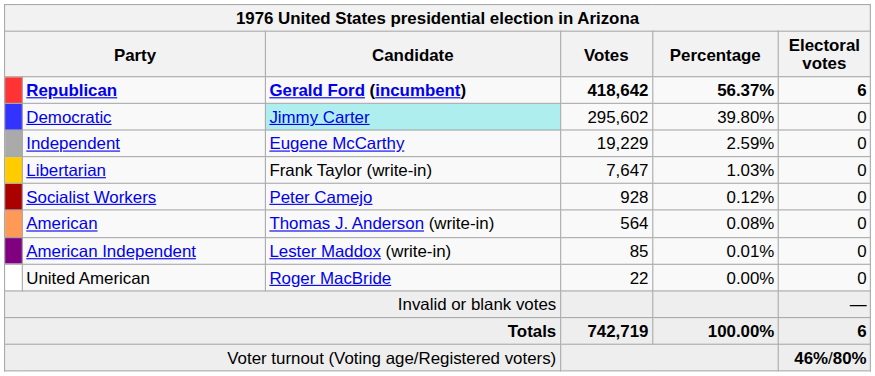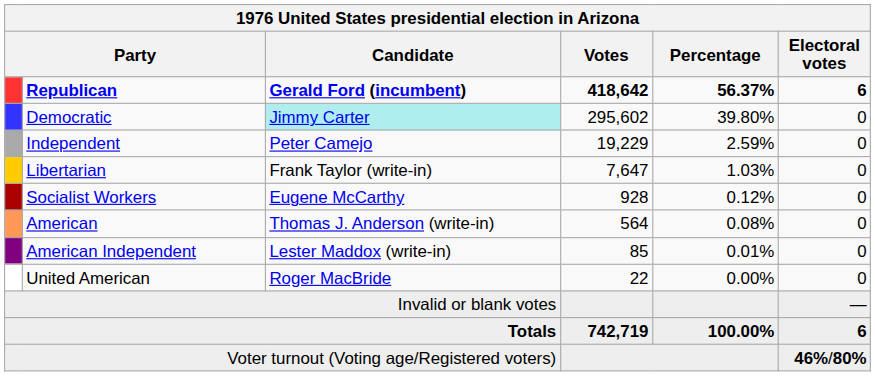(337, 144) Eugene McCarthy -> (321, 144) Peter Camejo
(321, 197) Peter Camejo -> (337, 197) Eugene McCarthy
